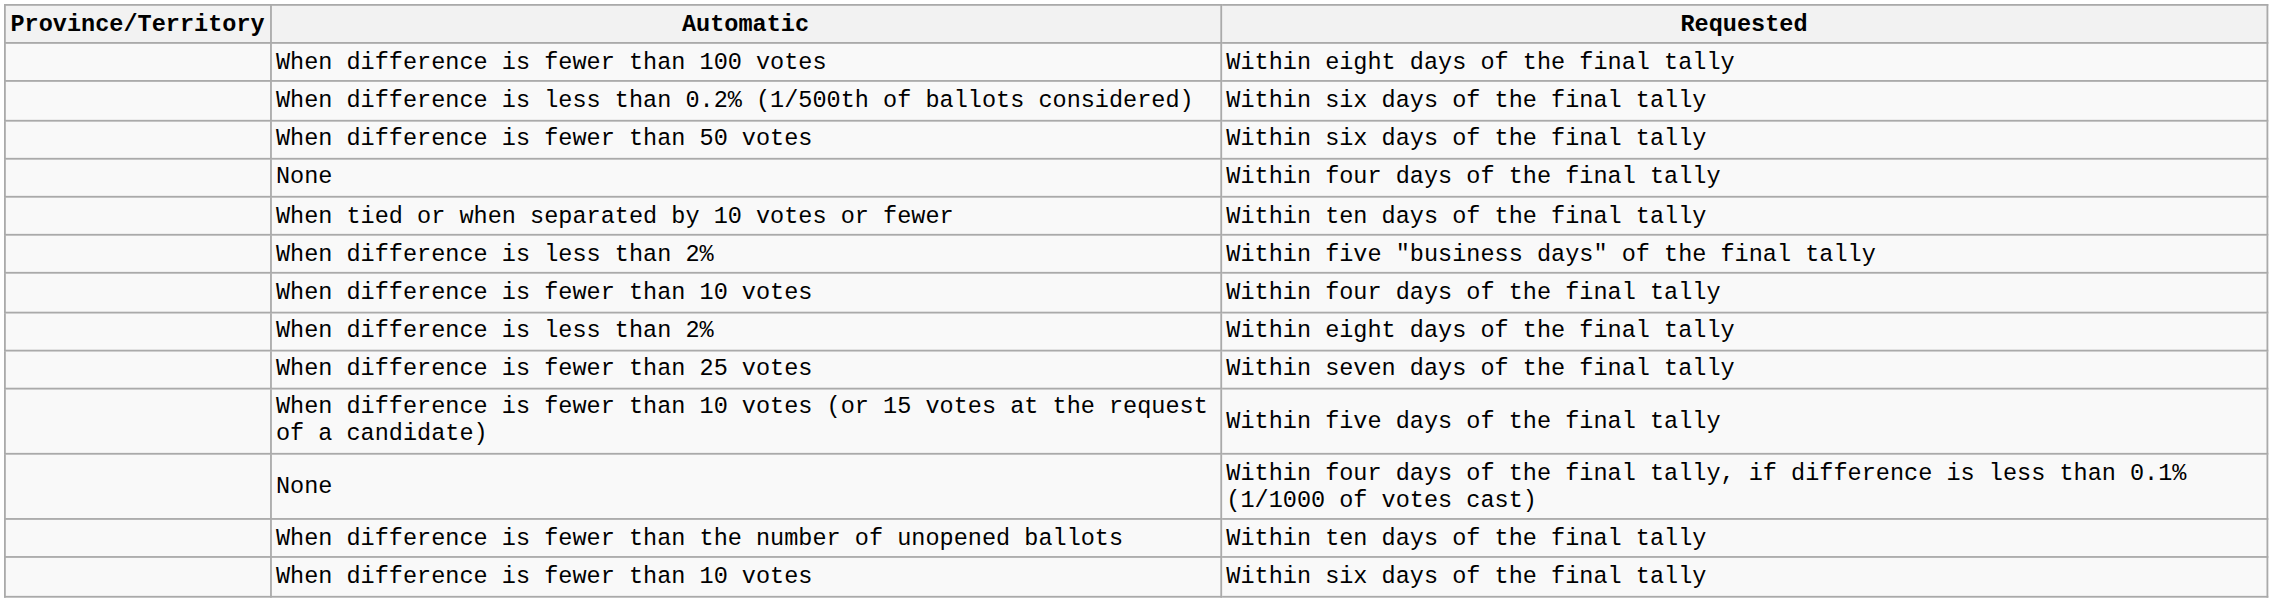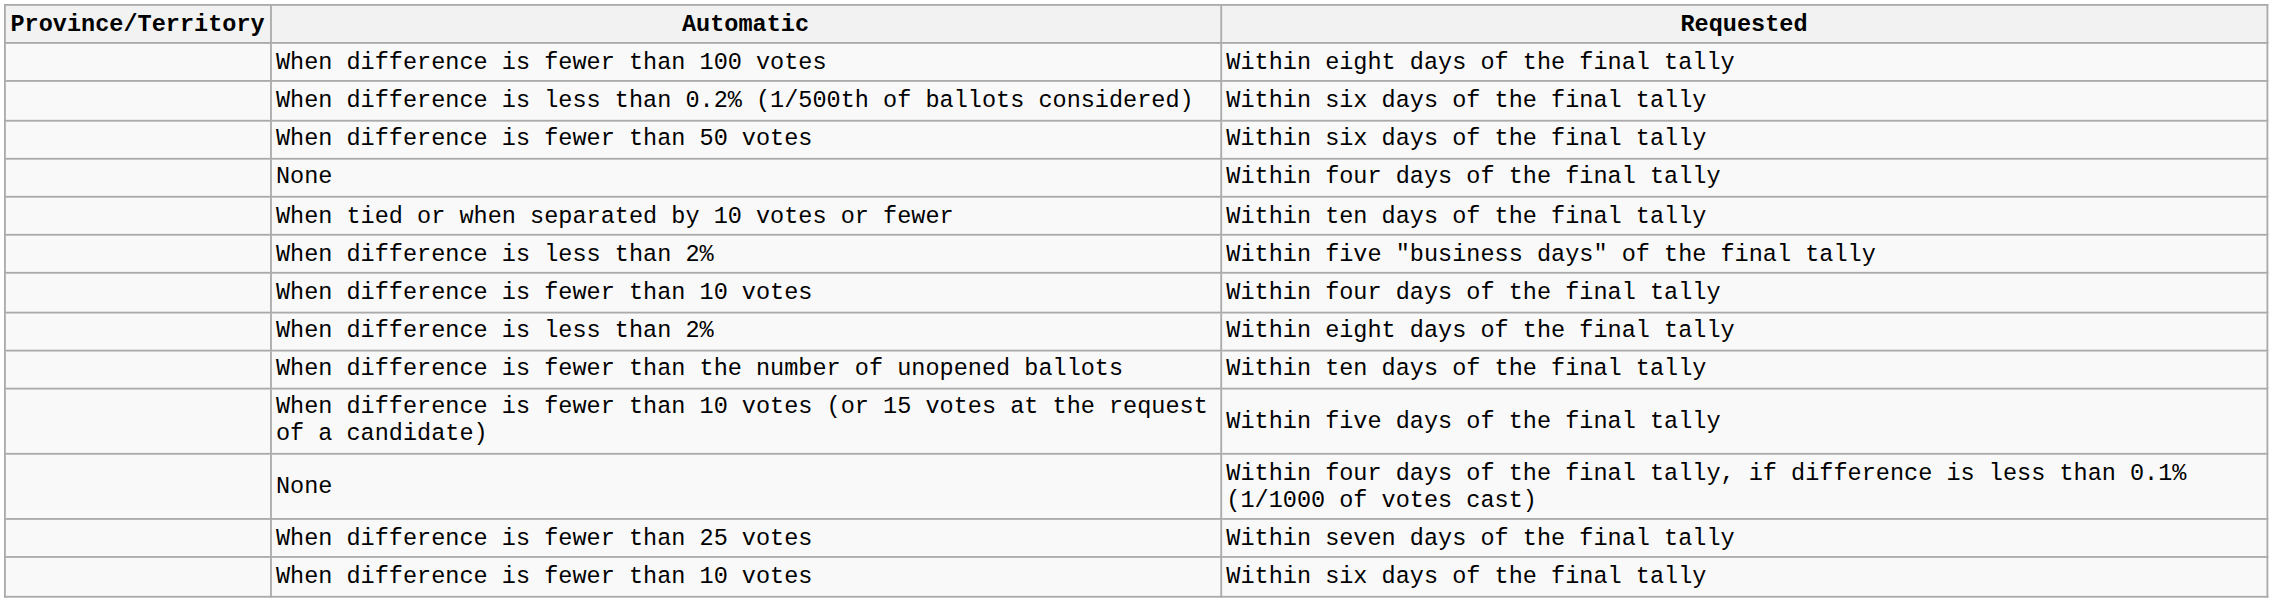rows swapped: (544, 369) <-> (700, 539)
